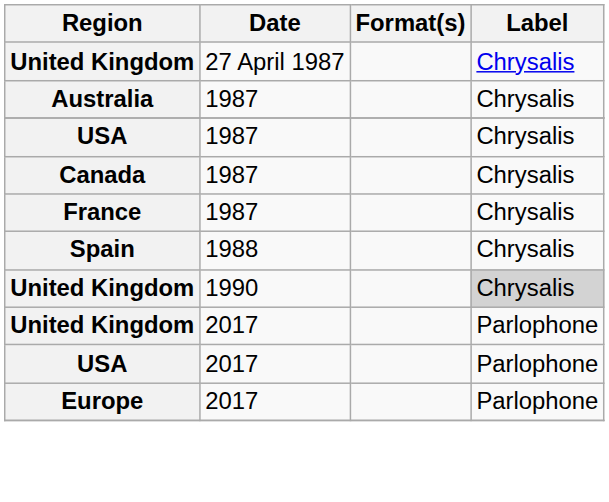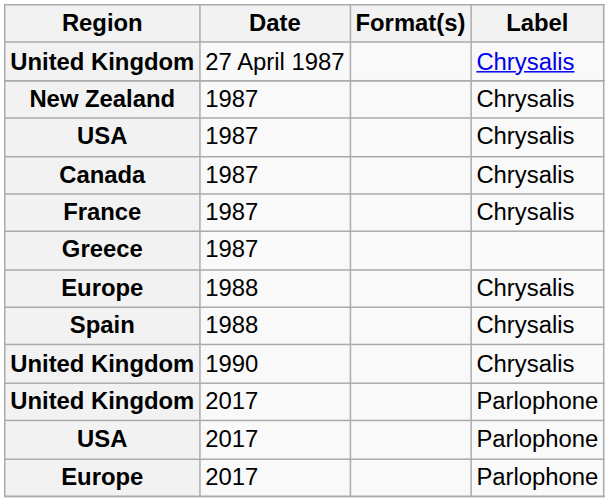- row: (102, 99)
+ row: (102, 99)
+ row: (102, 250)
+ row: (102, 288)
(525, 288) lightgrey background -> (525, 363) no background
